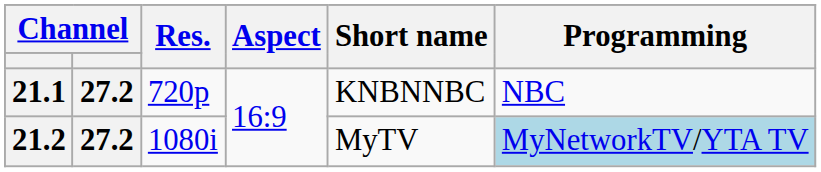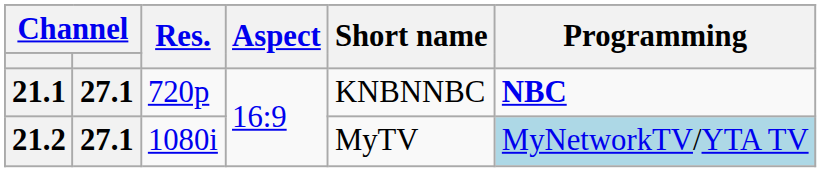(107, 91) 27.2 -> (107, 91) 27.1
(533, 91) normal -> (534, 91) bold
(107, 140) 27.2 -> (107, 140) 27.1
